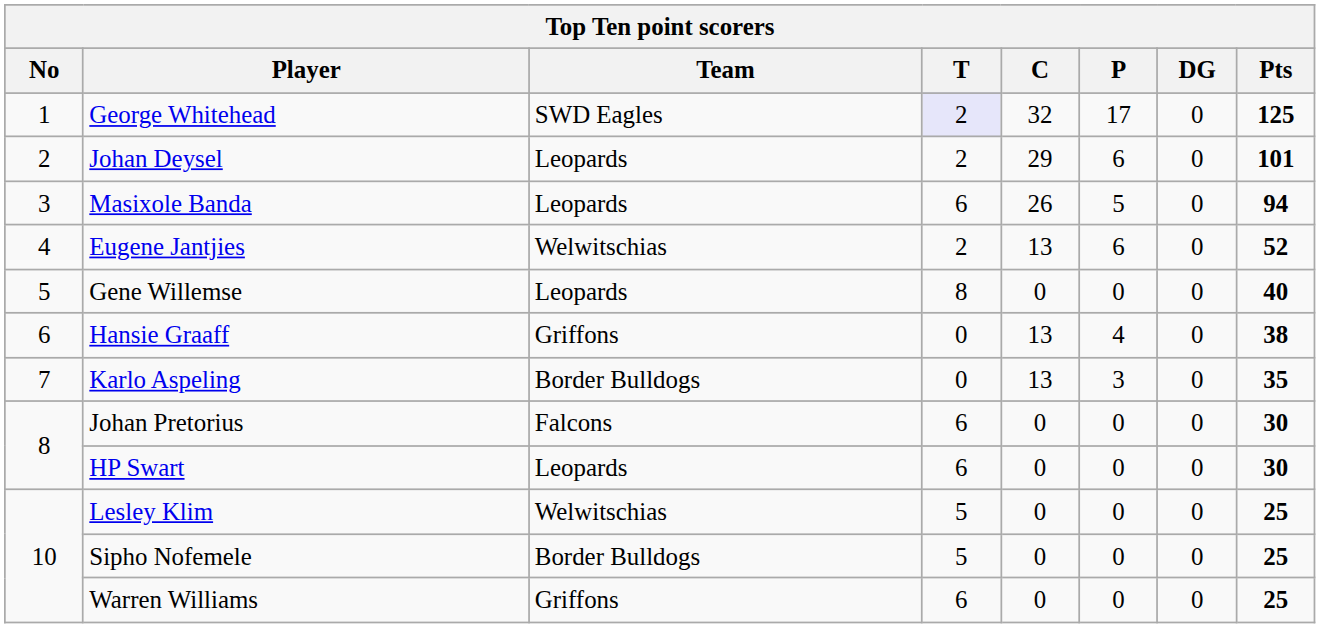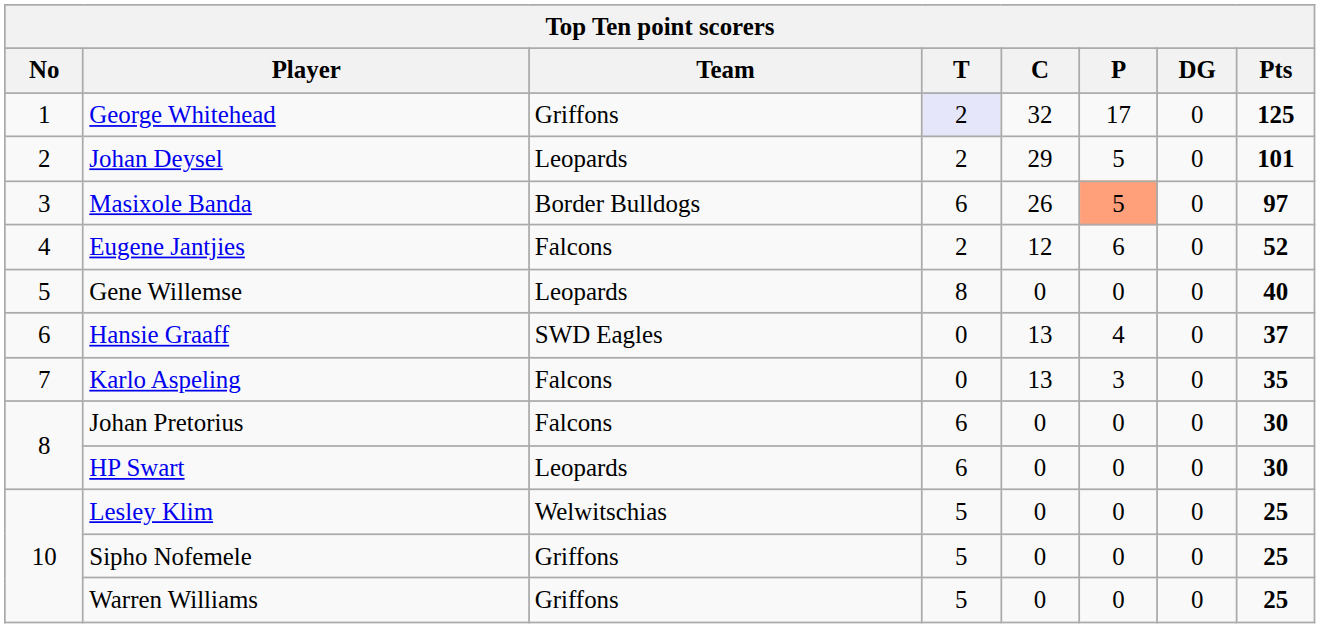(599, 115) SWD Eagles -> (577, 115) Griffons
(1119, 159) 6 -> (1119, 159) 5
(581, 203) Leopards -> (617, 203) Border Bulldogs
(1119, 203) no background -> (1119, 203) lightsalmon background
(1276, 203) 94 -> (1276, 203) 97
(601, 247) Welwitschias -> (574, 247) Falcons
(1040, 247) 13 -> (1040, 247) 12
(577, 335) Griffons -> (599, 335) SWD Eagles
(1276, 335) 38 -> (1276, 335) 37
(617, 379) Border Bulldogs -> (574, 379) Falcons
(617, 555) Border Bulldogs -> (577, 555) Griffons
(961, 599) 6 -> (961, 599) 5
